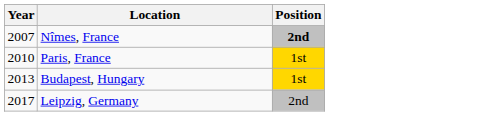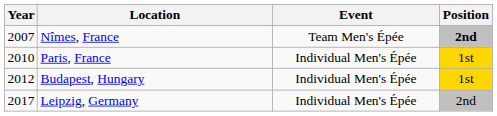+ column: (356, 15)
(21, 79) 2013 -> (21, 79) 2012
